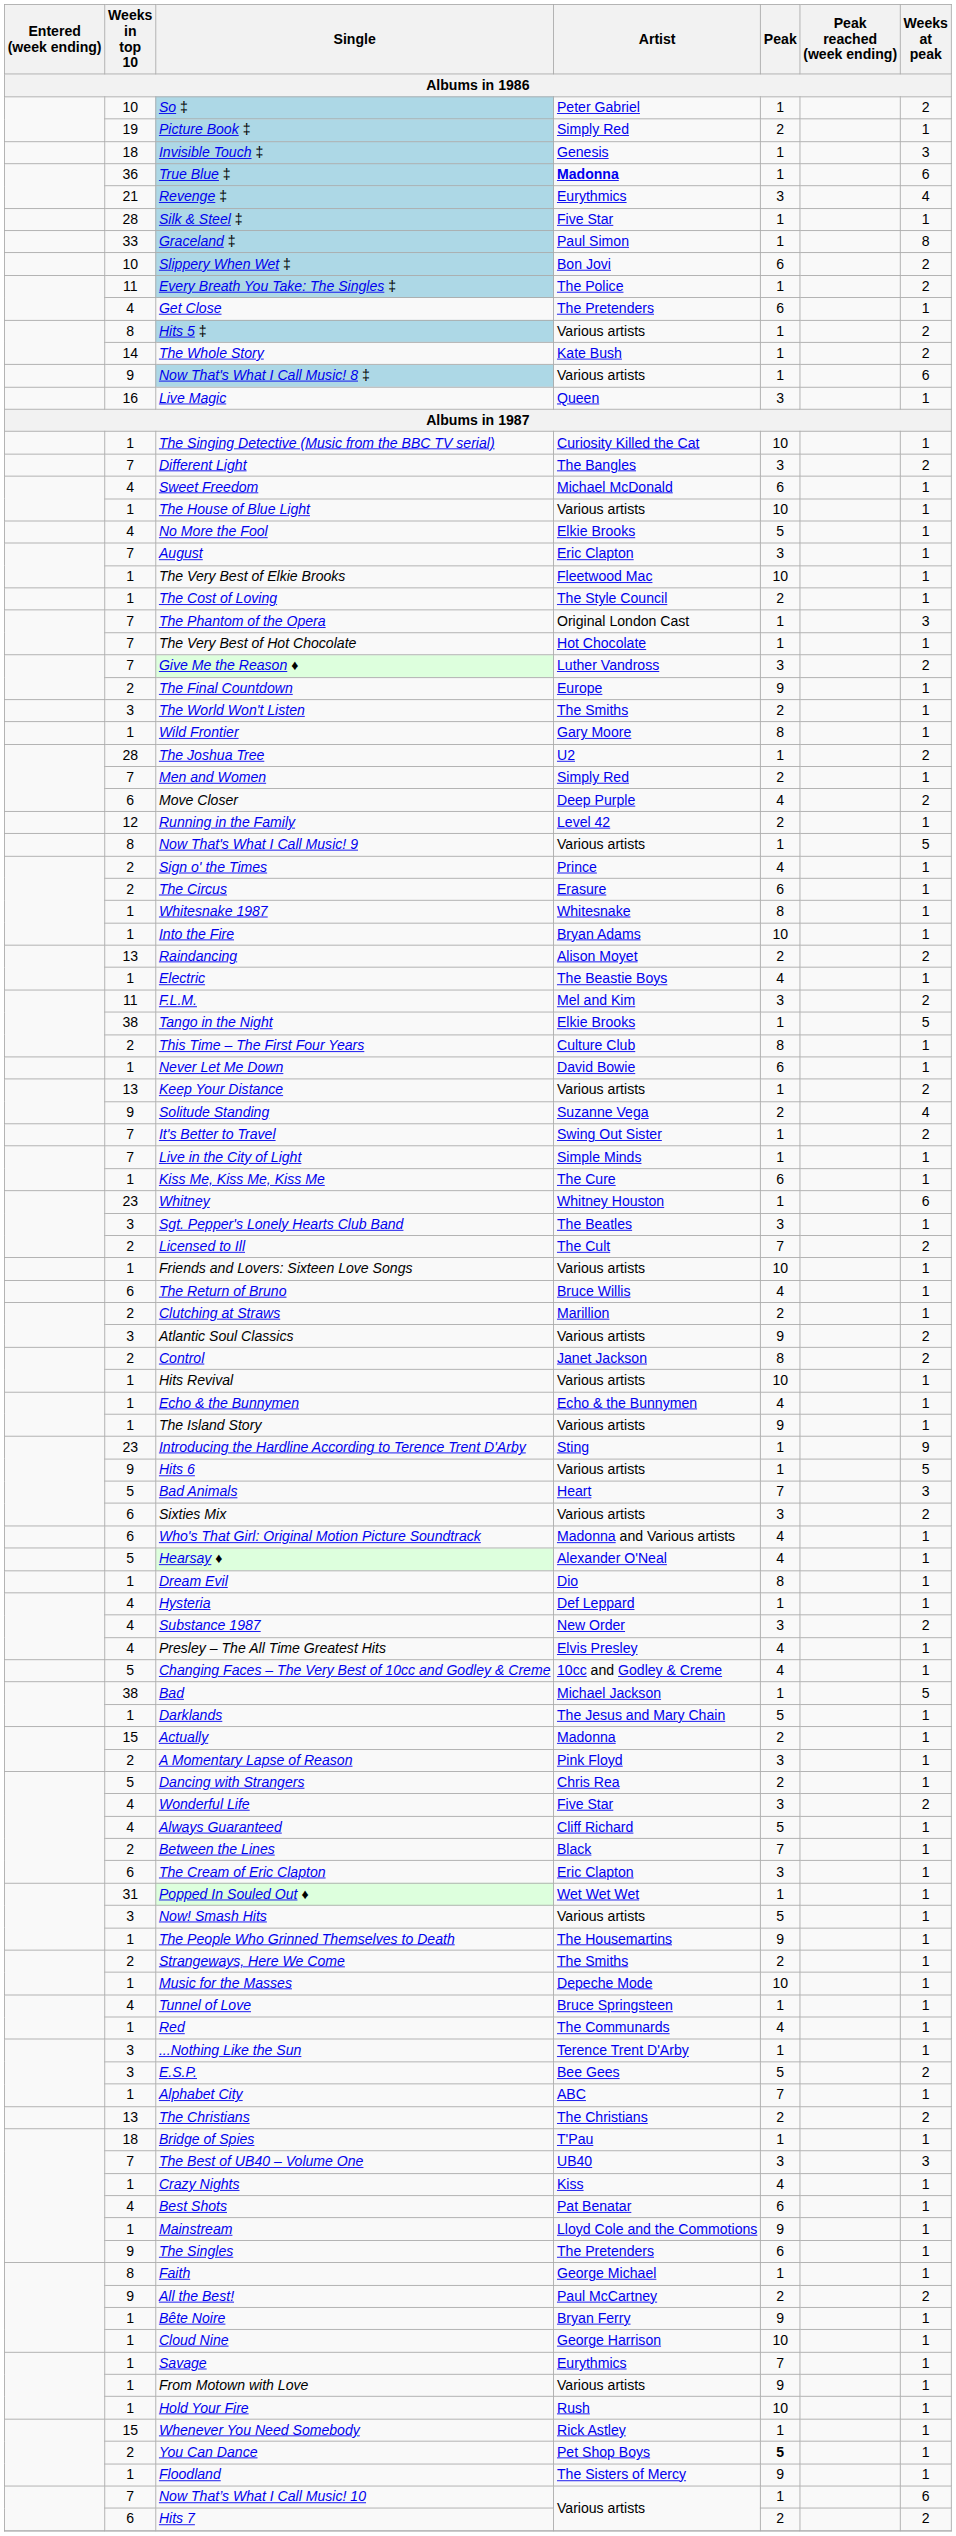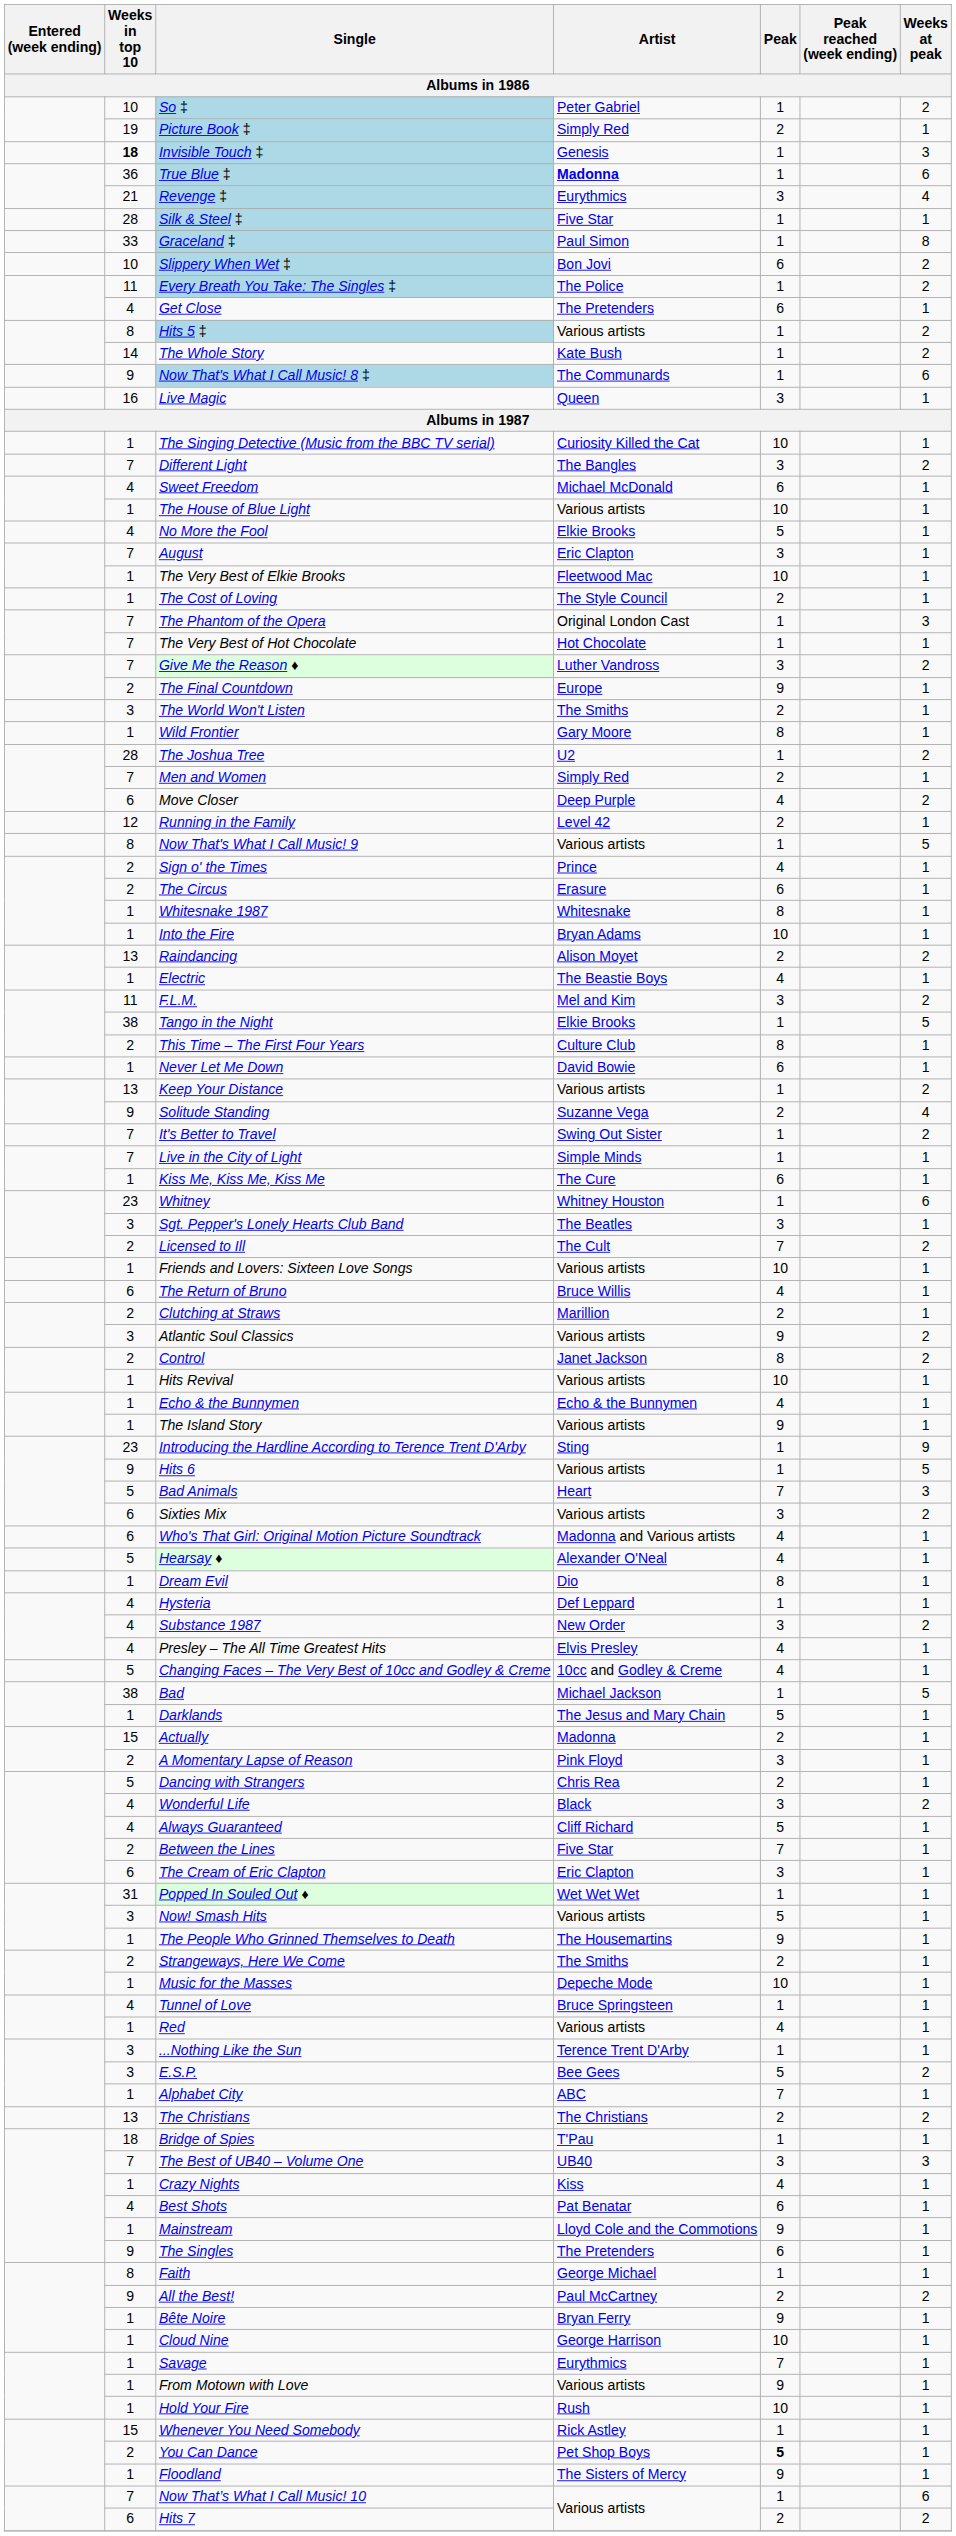(130, 152) normal -> (130, 152) bold
(601, 375) Various artists -> (613, 375) The Communards
(585, 1804) Five Star -> (574, 1804) Black
(574, 1849) Black -> (585, 1849) Five Star
(613, 2028) The Communards -> (601, 2028) Various artists
